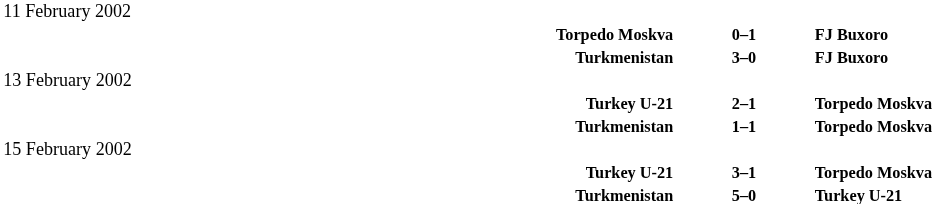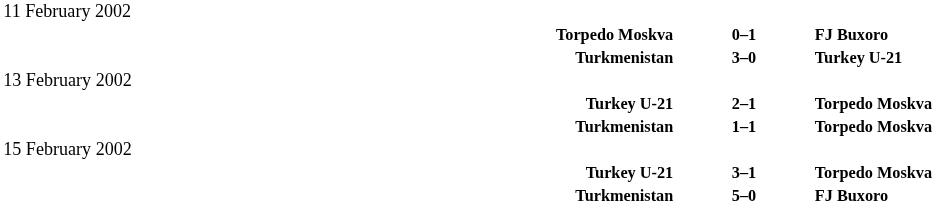(851, 57) FJ Buxoro -> (859, 57) Turkey U-21
(859, 195) Turkey U-21 -> (851, 195) FJ Buxoro
